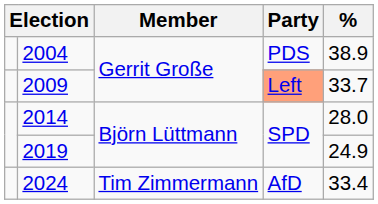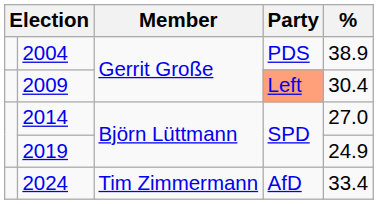(348, 85) 33.7 -> (348, 85) 30.4
(348, 118) 28.0 -> (348, 118) 27.0
